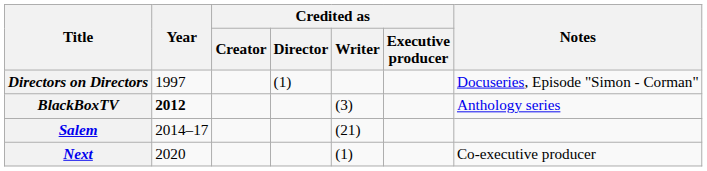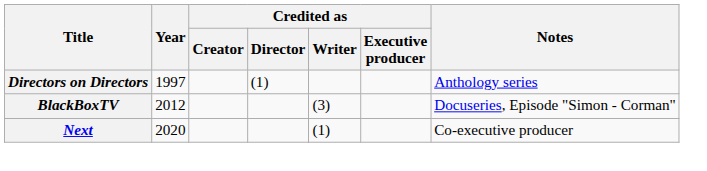(578, 81) Docuseries, Episode "Simon - Corman" -> (486, 81) Anthology series
(170, 105) bold -> (170, 105) normal
(509, 105) Anthology series -> (555, 105) Docuseries, Episode "Simon - Corman"
- row: (78, 130)
